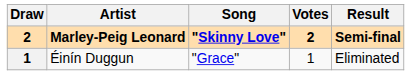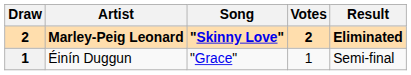(368, 37) Semi-final -> (368, 37) Eliminated
(367, 59) Eliminated -> (364, 59) Semi-final
